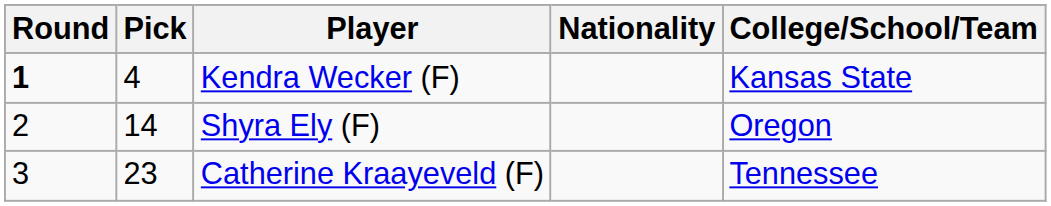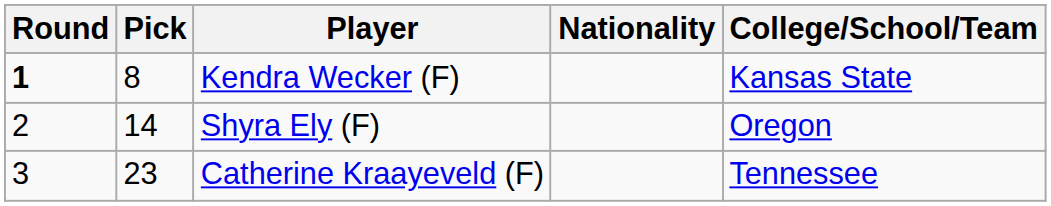(132, 77) 4 -> (132, 77) 8
